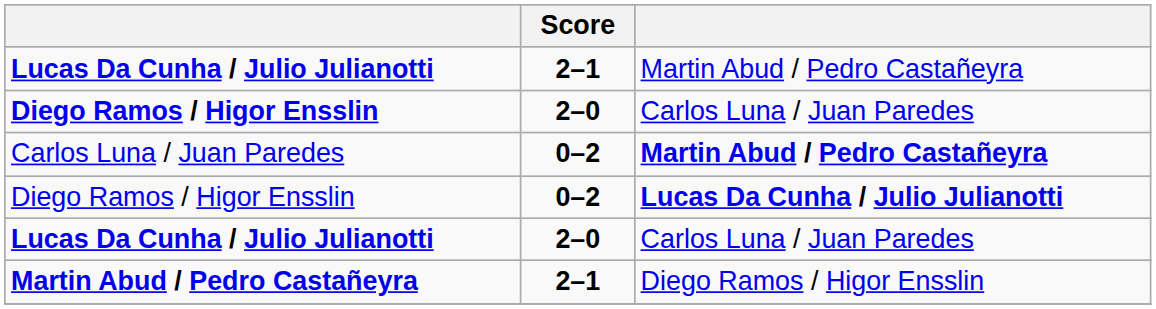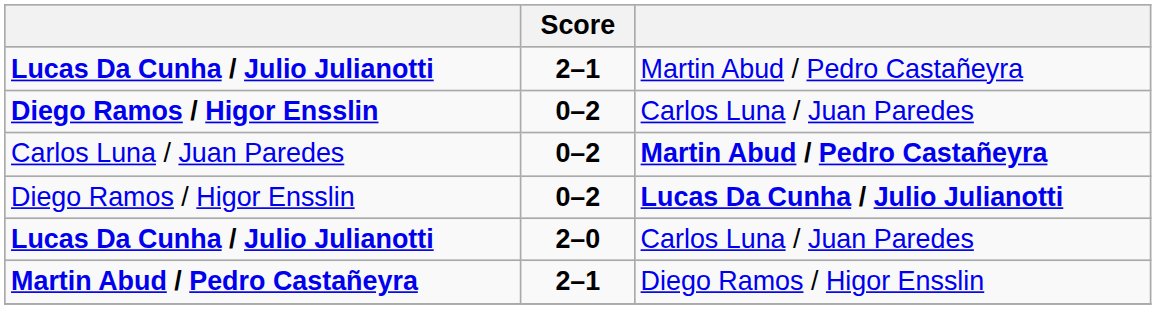(578, 111) 2–0 -> (578, 111) 0–2
